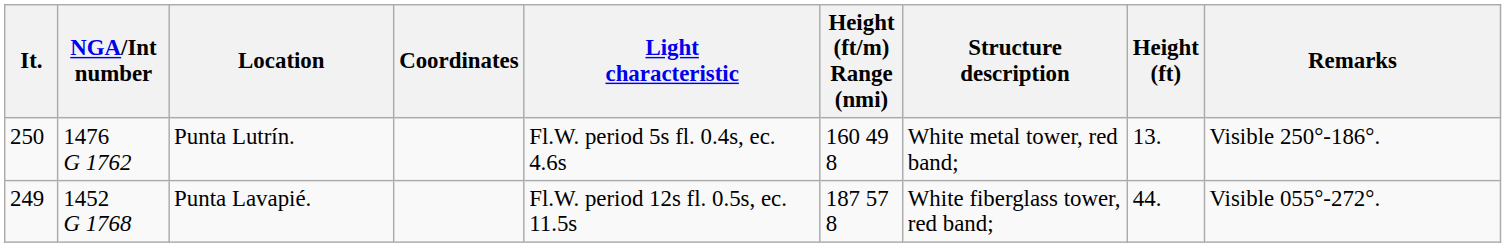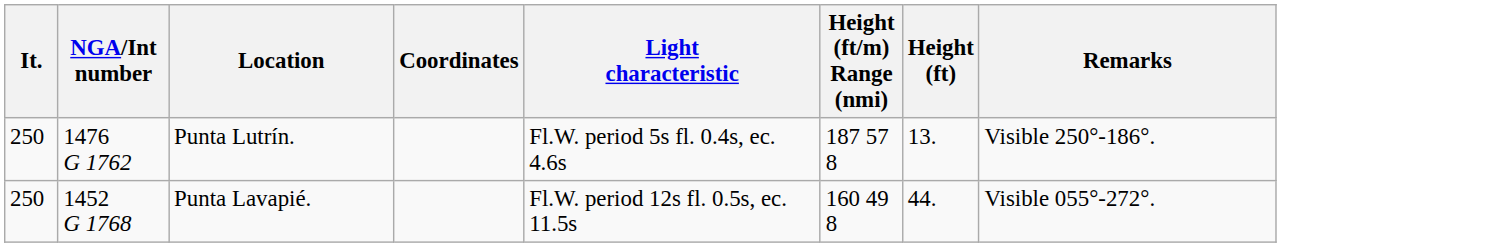- column: (1015, 61)
(857, 149) 160 49 8 -> (857, 149) 187 57 8
(27, 198) 249 -> (27, 198) 250
(857, 211) 187 57 8 -> (857, 211) 160 49 8
